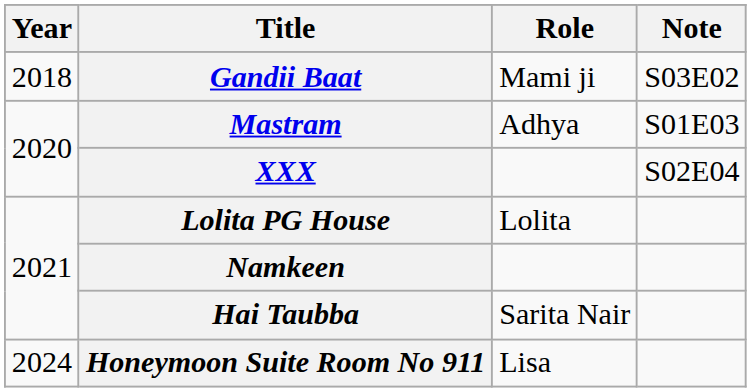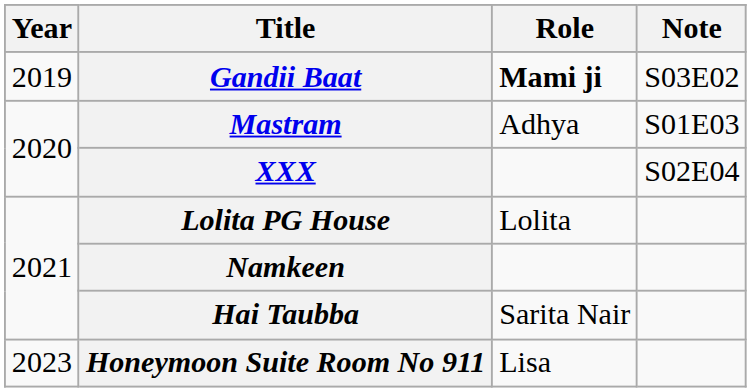(42, 76) 2018 -> (42, 76) 2019
(547, 76) normal -> (551, 76) bold
(42, 362) 2024 -> (42, 362) 2023
